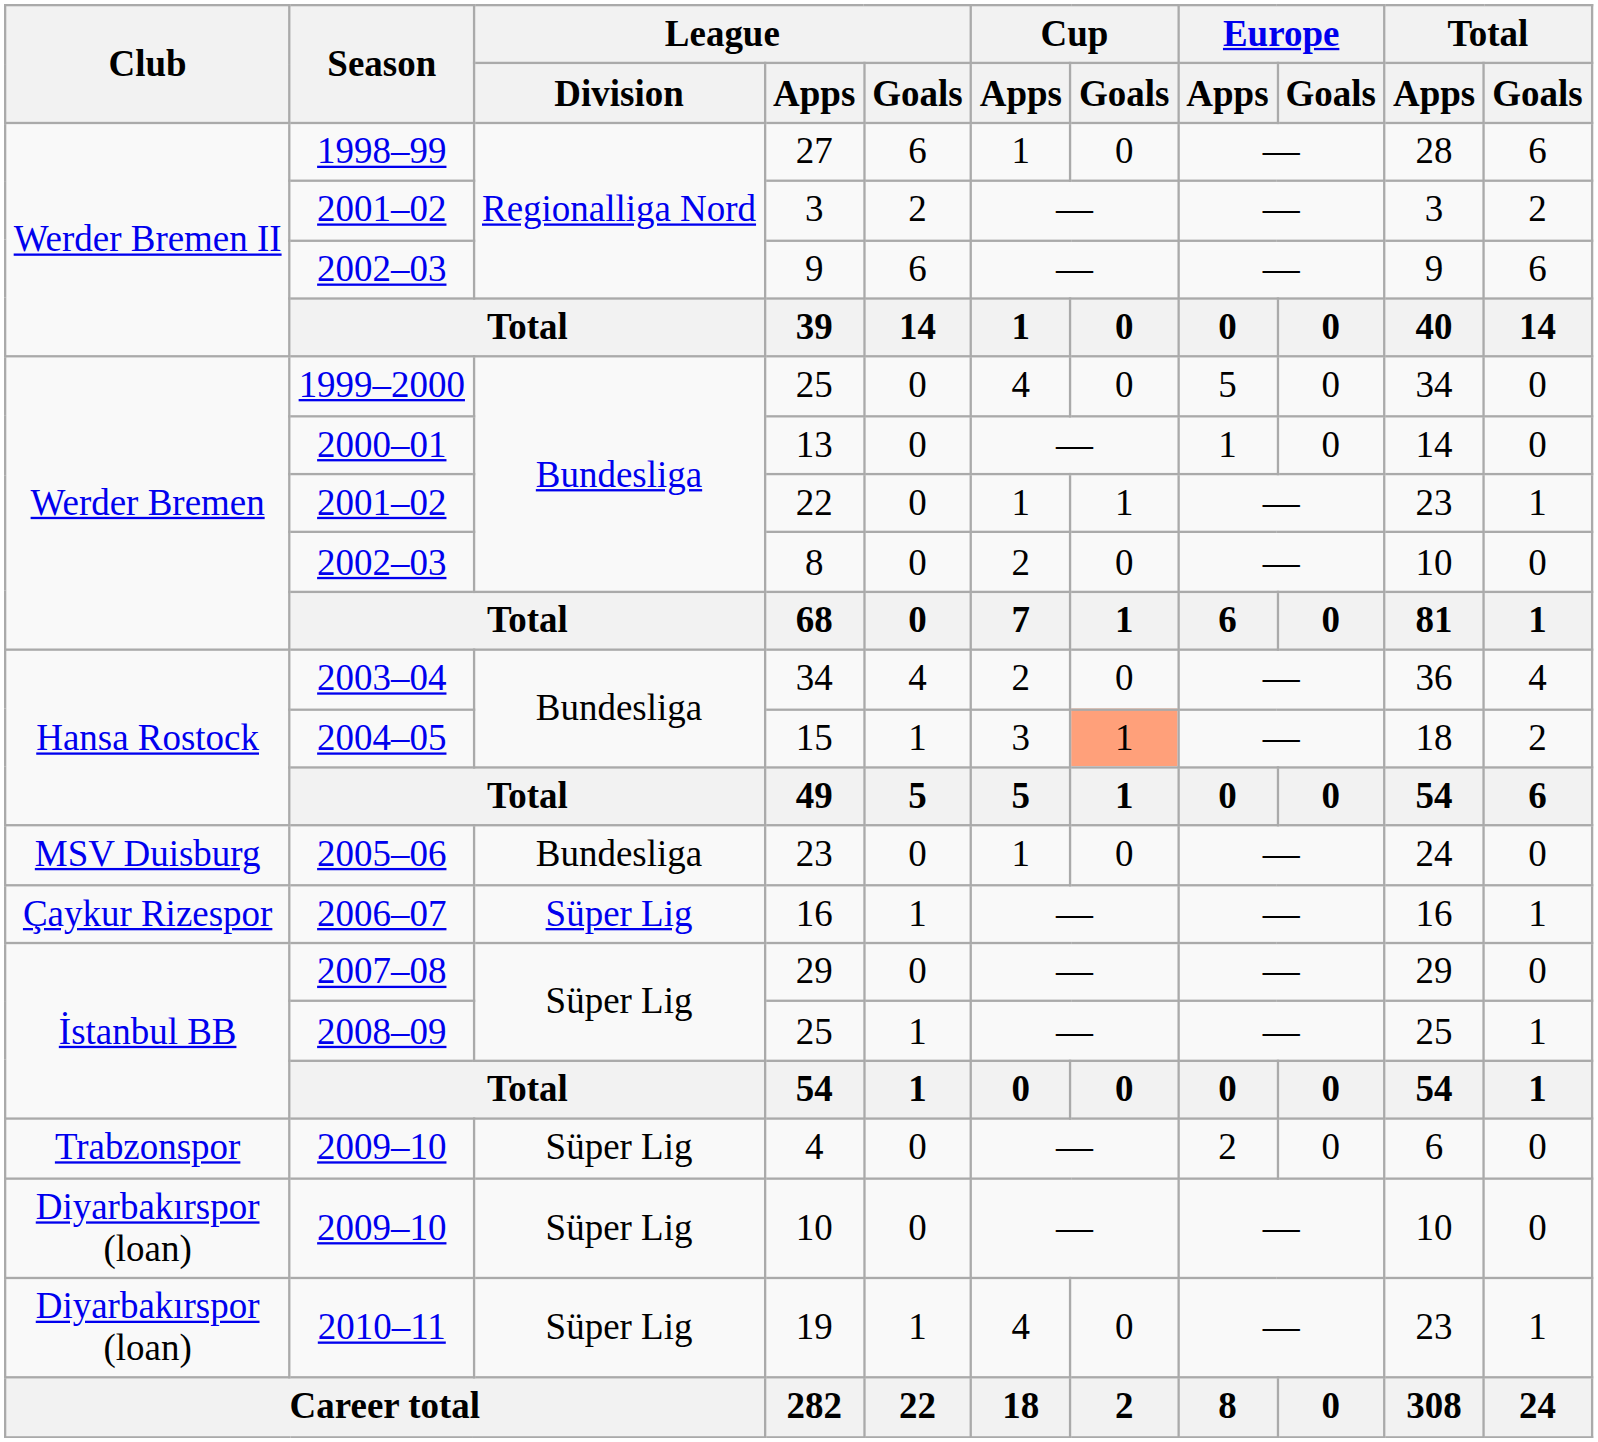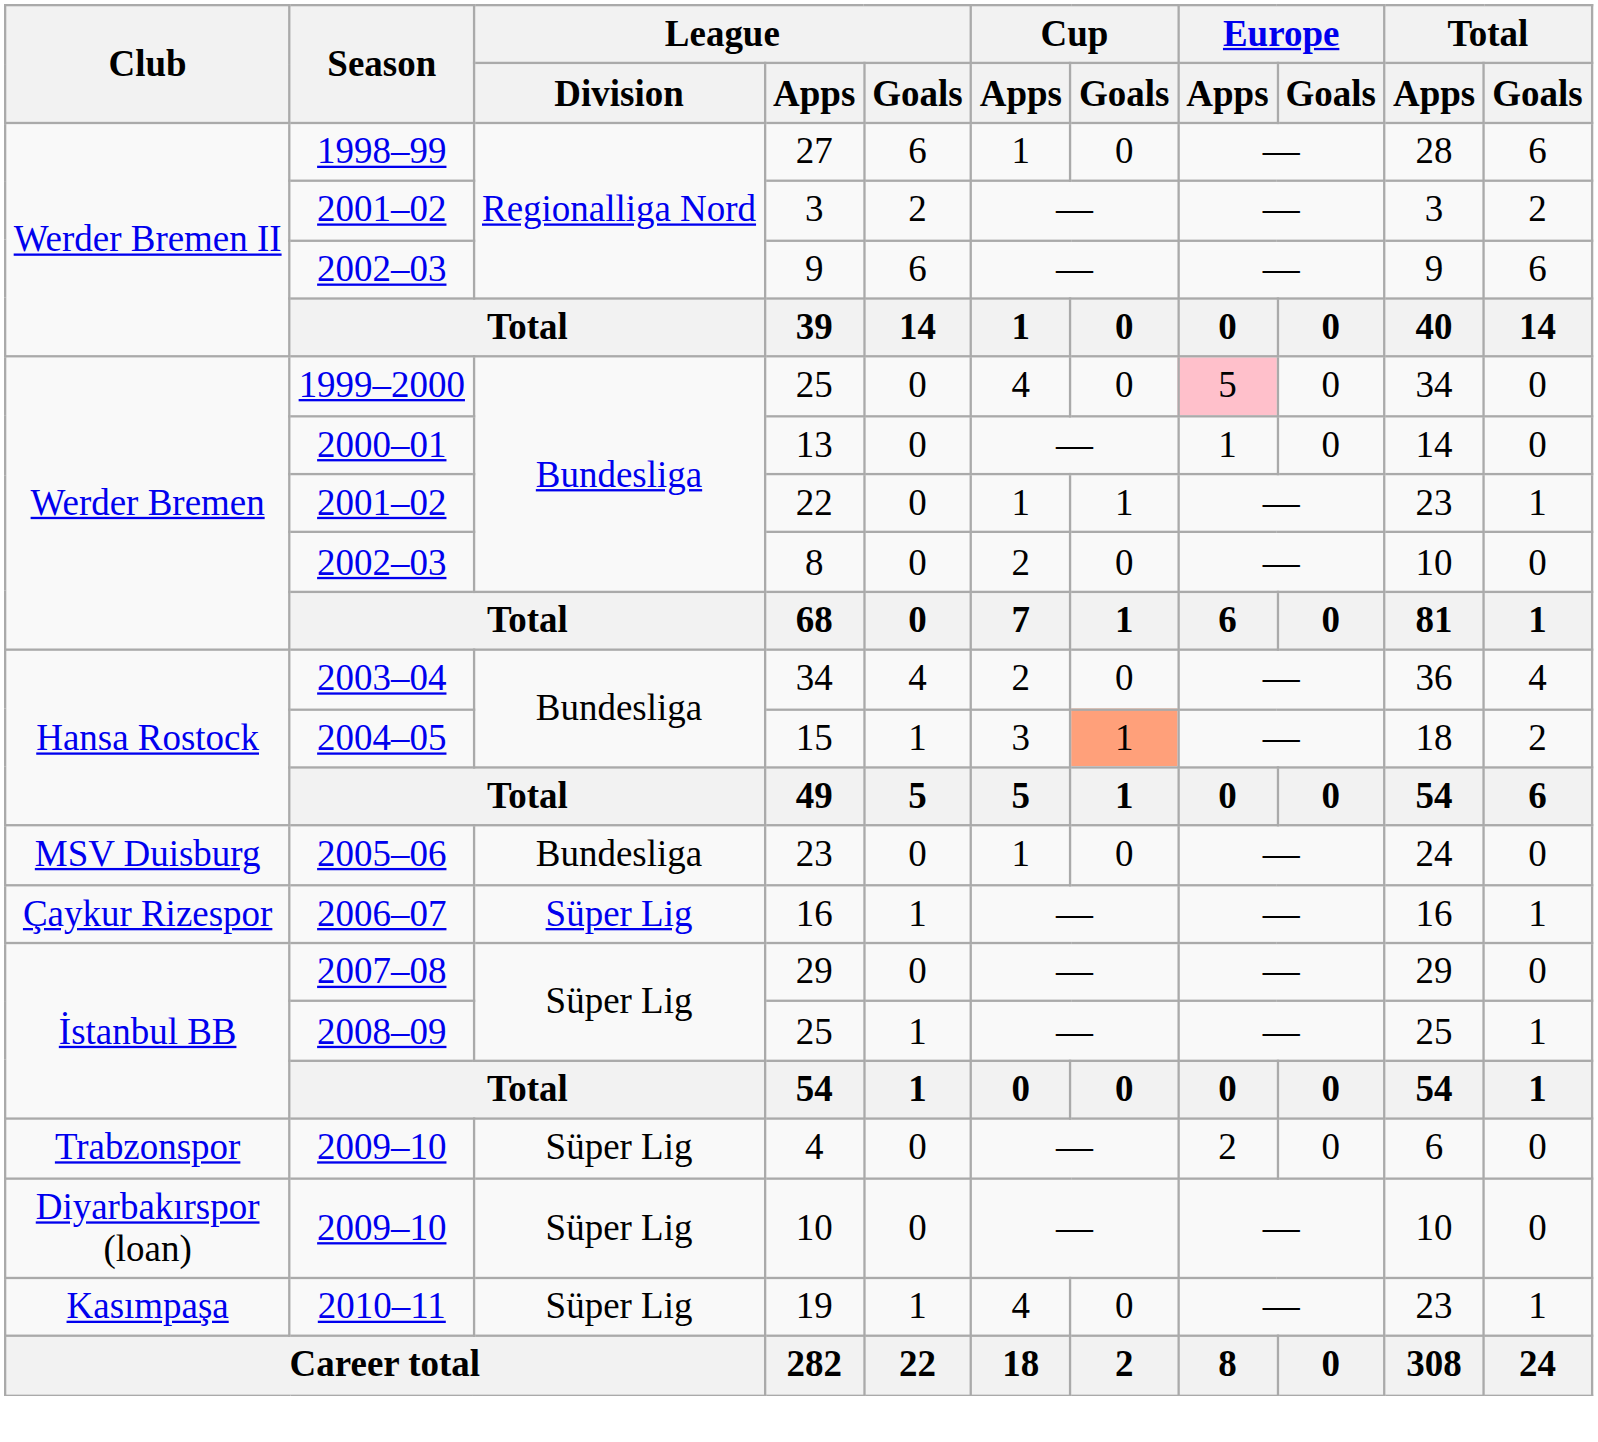(1227, 385) no background -> (1227, 385) pink background
(148, 1327) Diyarbakırspor (loan) -> (148, 1306) Kasımpaşa
